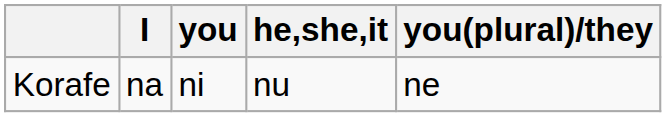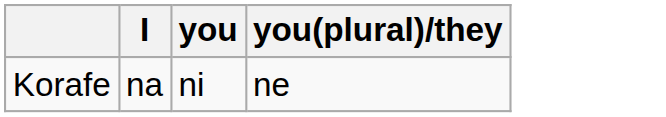- column: (320, 30)
